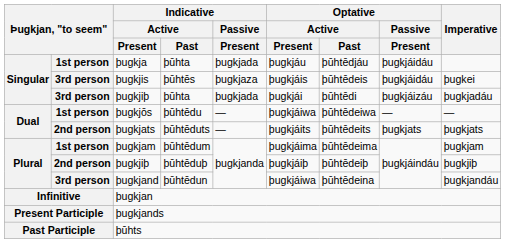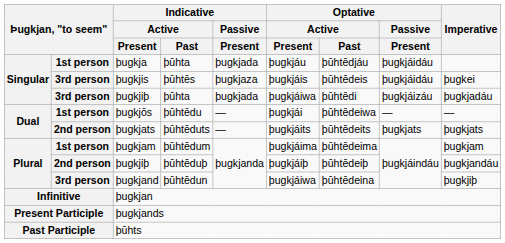(286, 96) þugkjái -> (292, 96) þugkjáiwa
(292, 113) þugkjáiwa -> (286, 113) þugkjái
(460, 163) þugkjiþ -> (471, 163) þugkjandáu
(471, 180) þugkjandáu -> (460, 180) þugkjiþ
